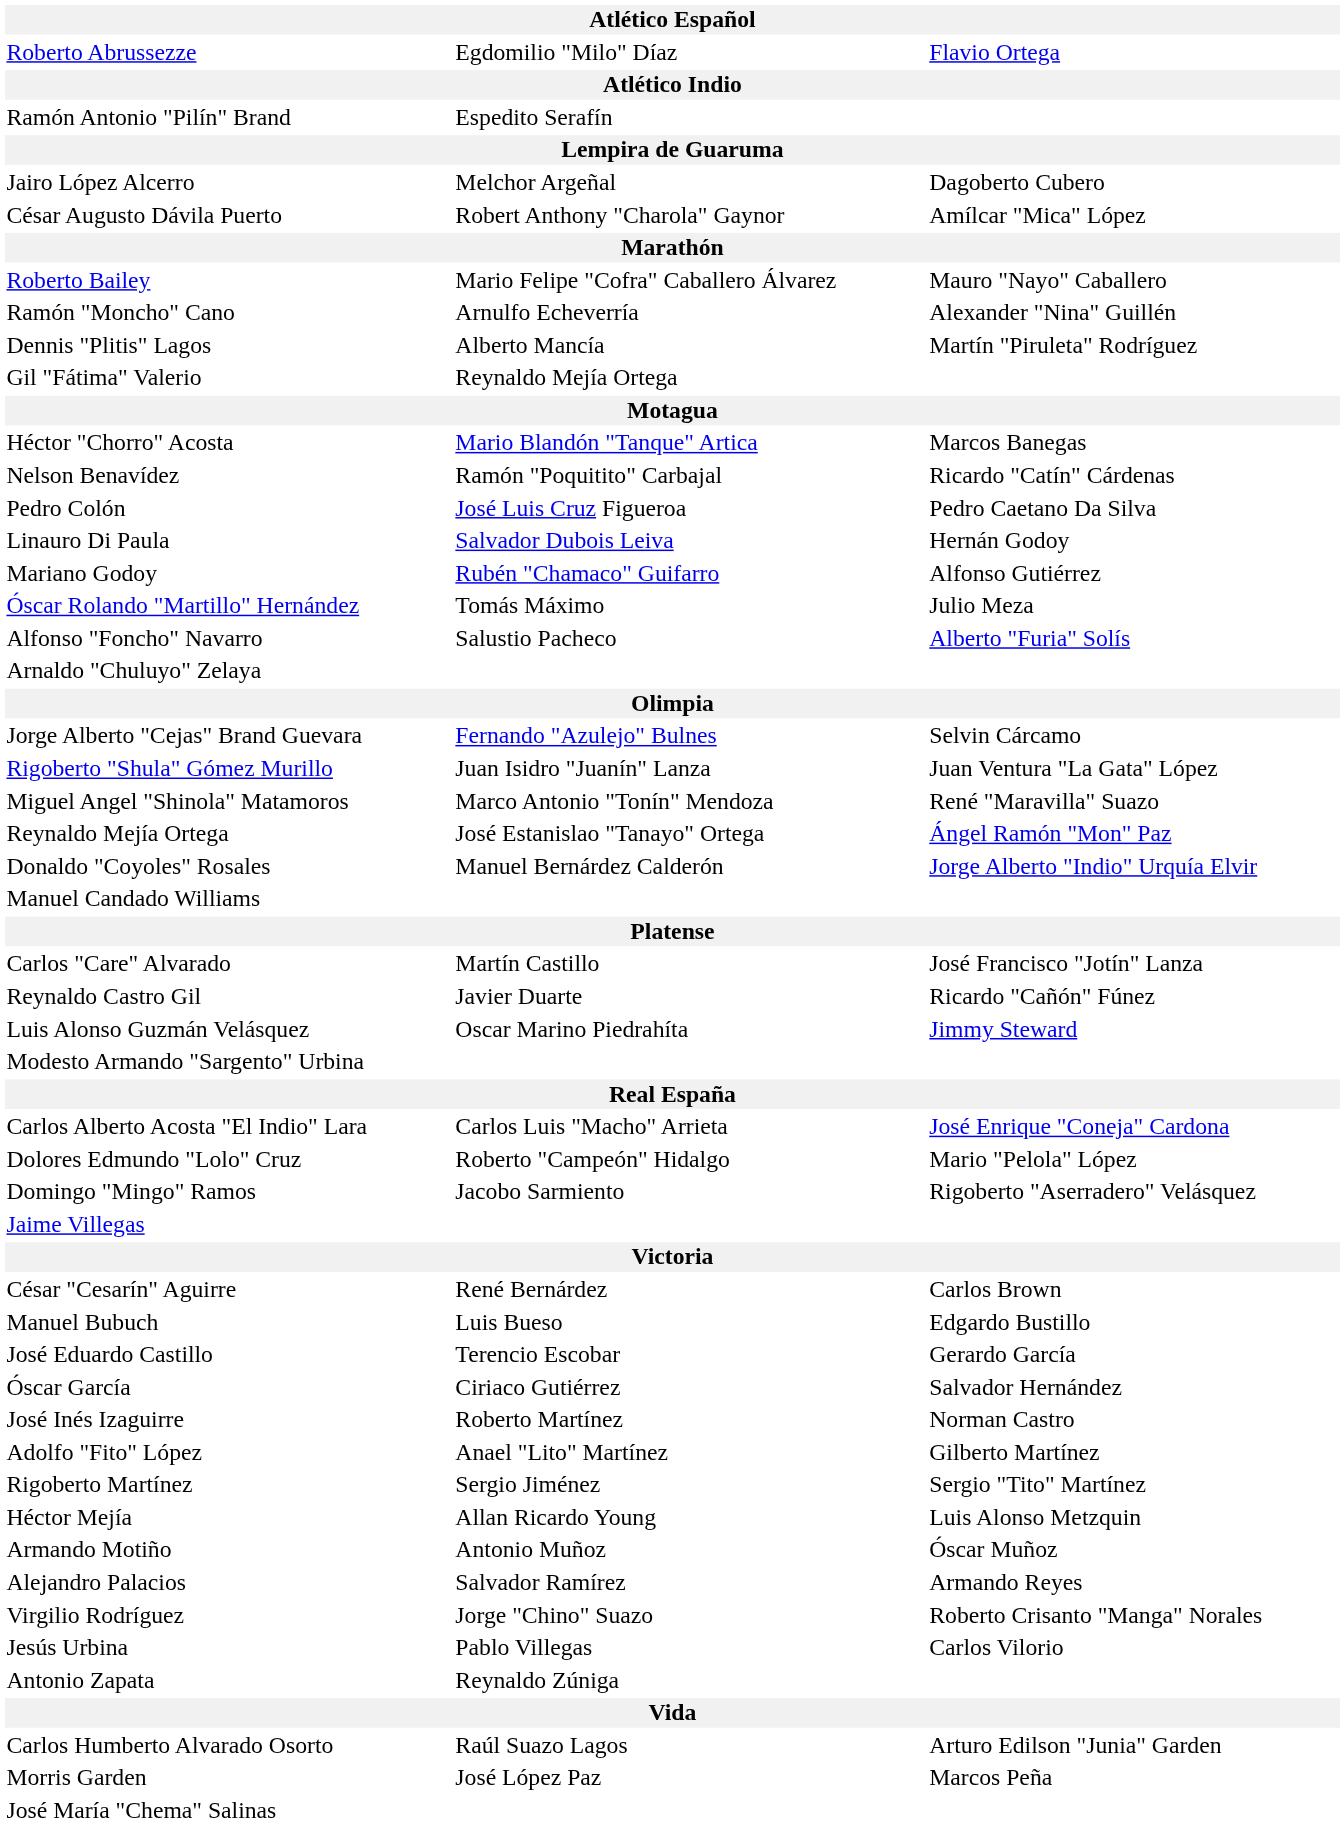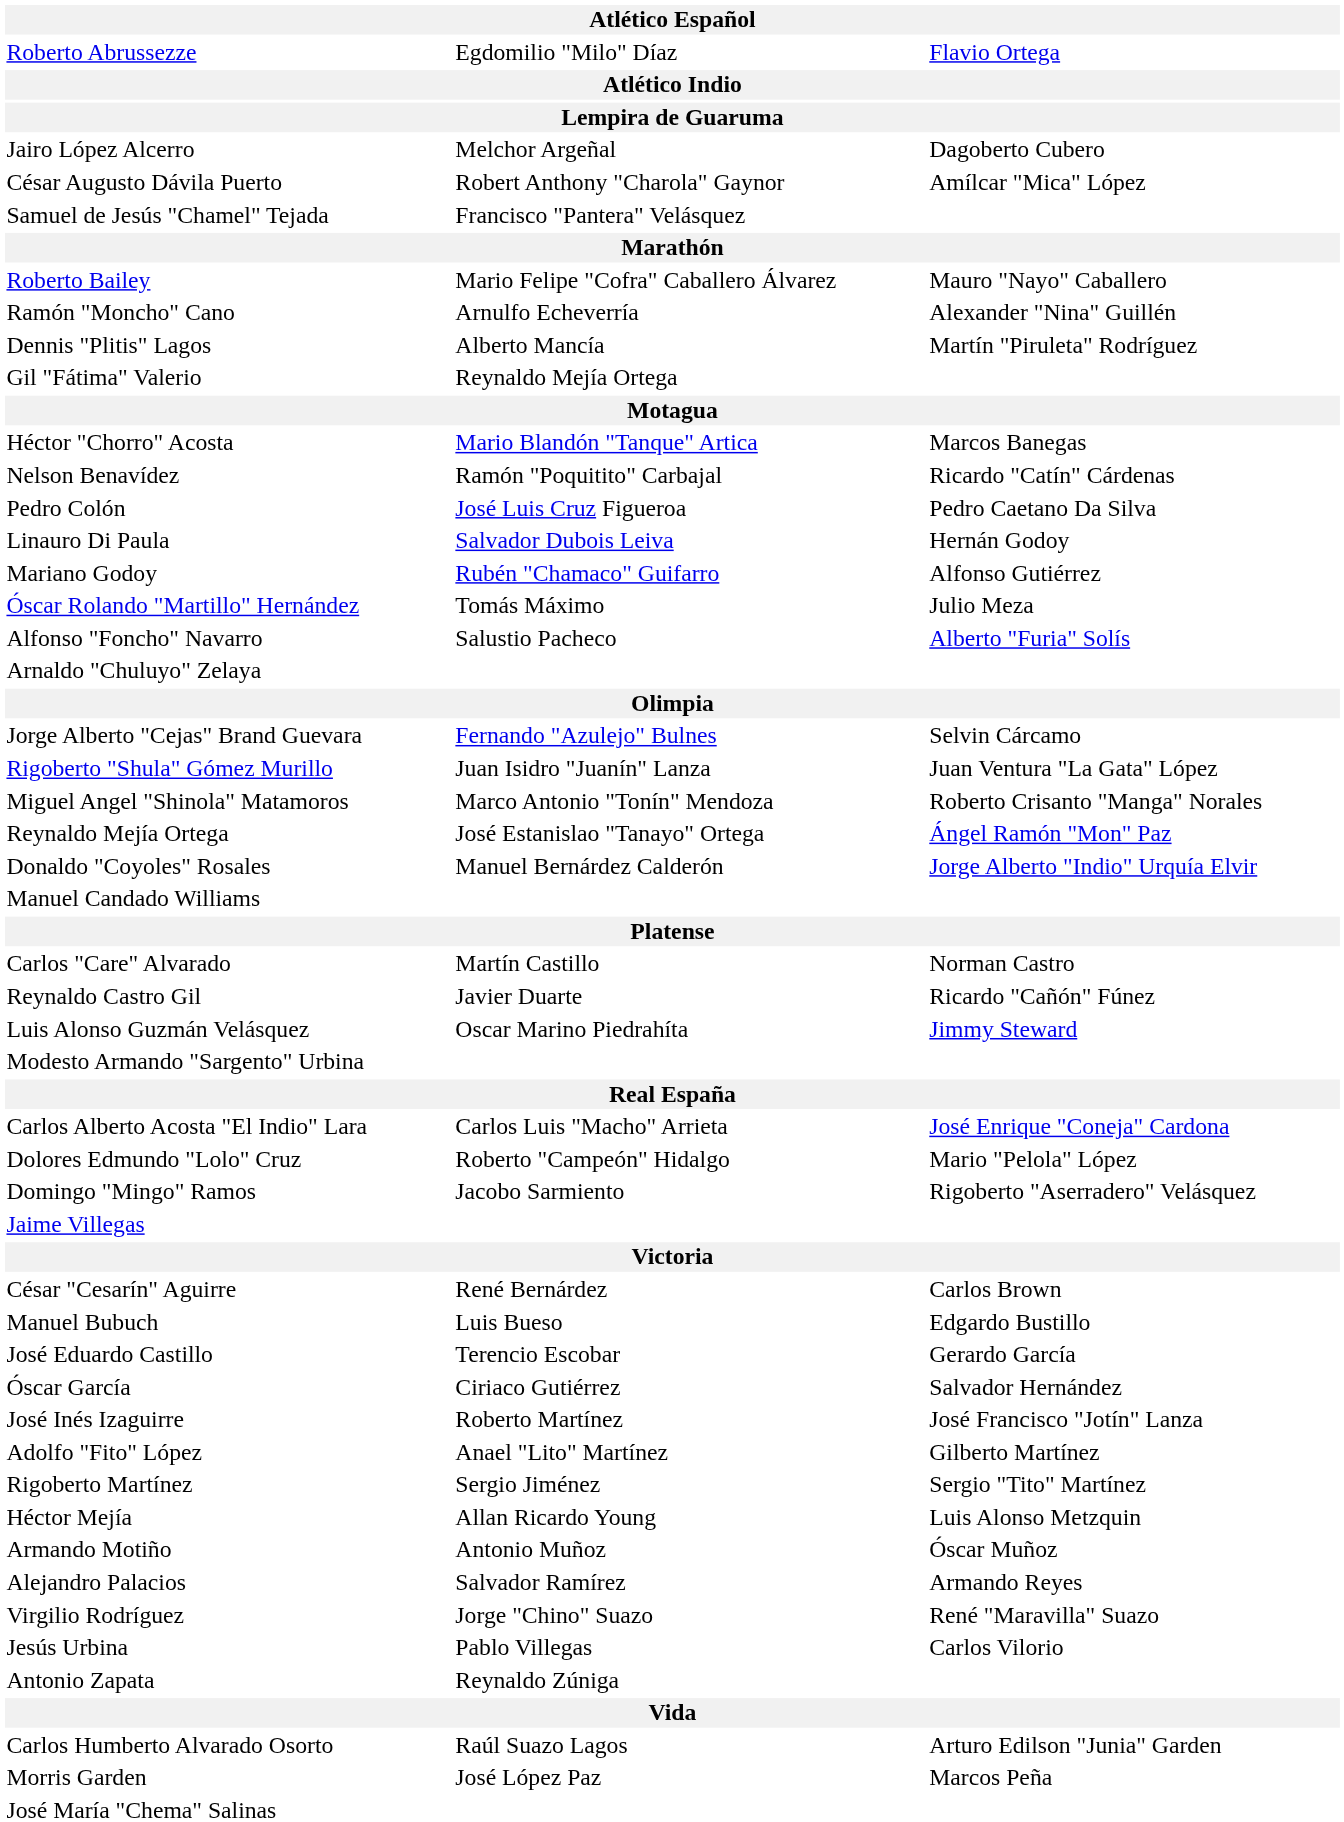- row: (149, 117)
+ row: (168, 214)
(1044, 800) René "Maravilla" Suazo -> (1096, 800) Roberto Crisanto "Manga" Norales
(1066, 963) José Francisco "Jotín" Lanza -> (1002, 963) Norman Castro
(1002, 1419) Norman Castro -> (1066, 1419) José Francisco "Jotín" Lanza
(1096, 1614) Roberto Crisanto "Manga" Norales -> (1044, 1614) René "Maravilla" Suazo
